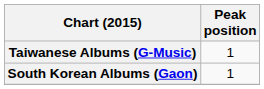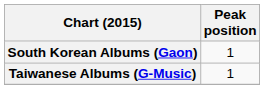rows swapped: (103, 73) <-> (103, 52)
